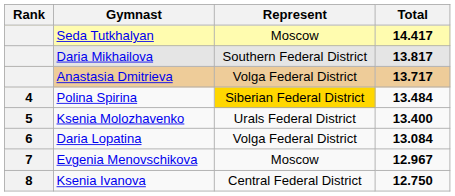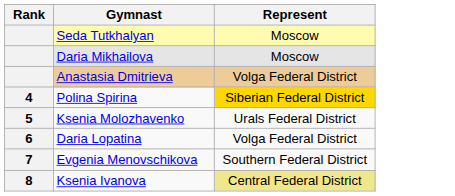- column: (413, 15)
(295, 56) Southern Federal District -> (295, 56) Moscow
(295, 160) Moscow -> (295, 160) Southern Federal District
(295, 181) no background -> (295, 181) khaki background
